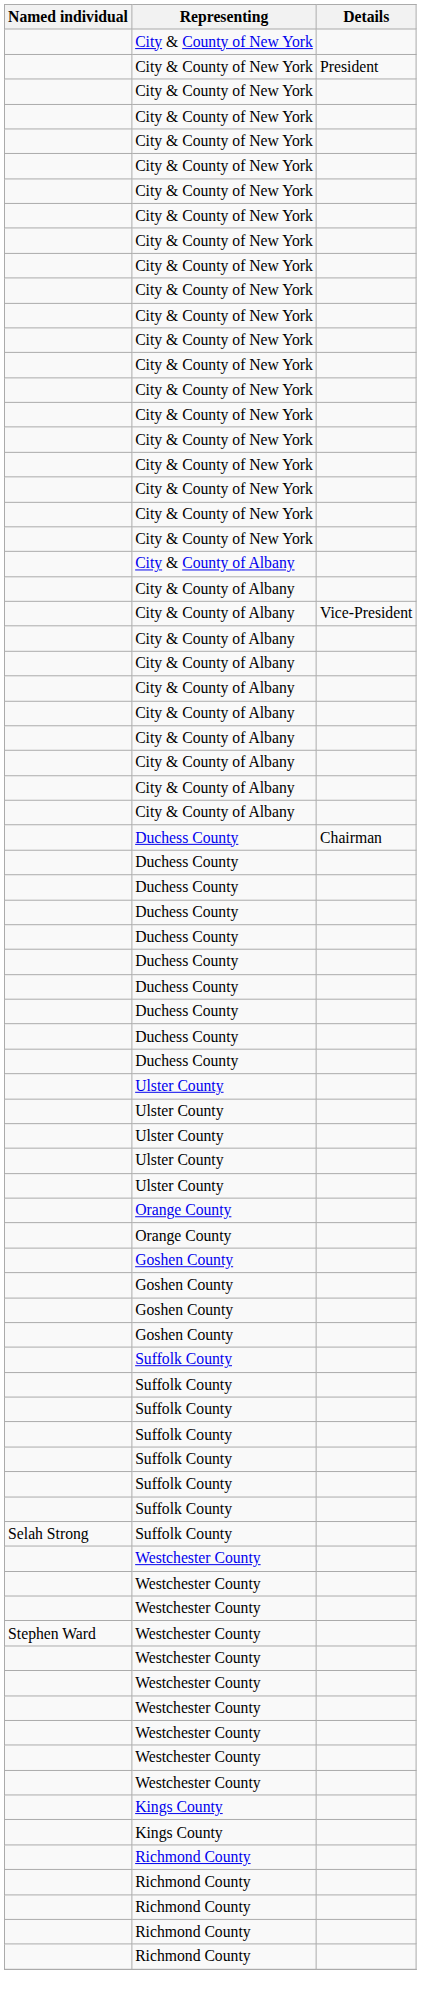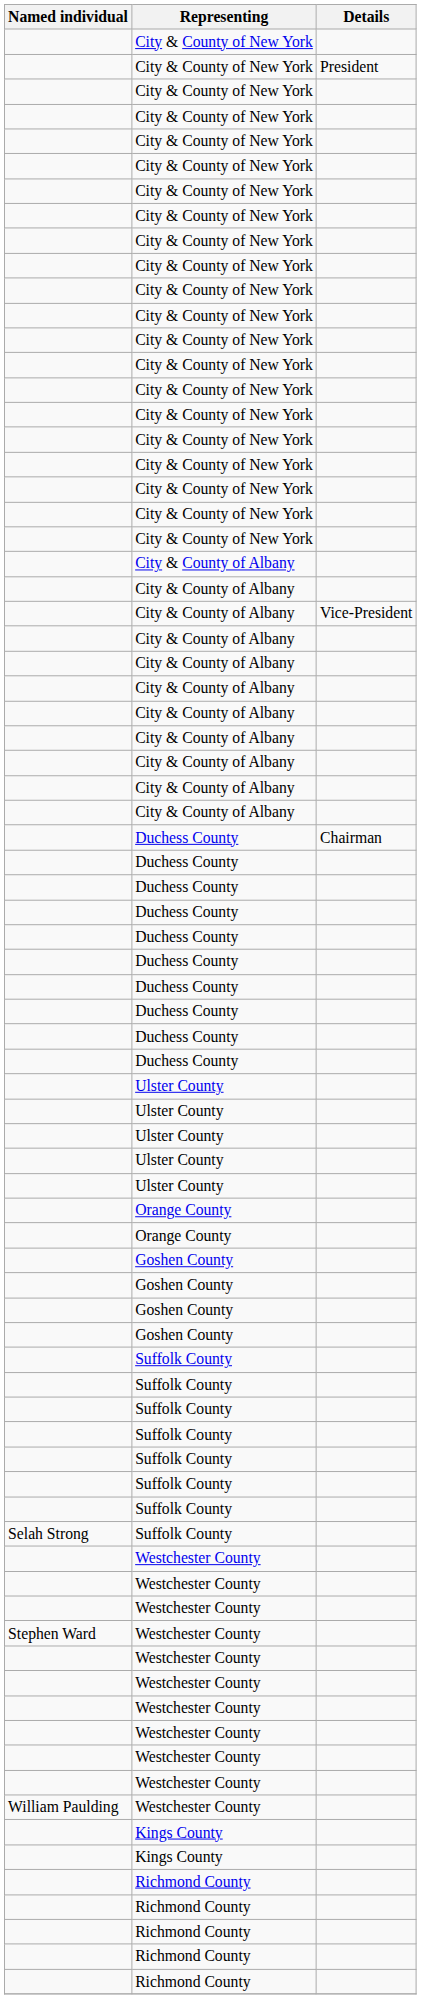+ row: (63, 1807)
